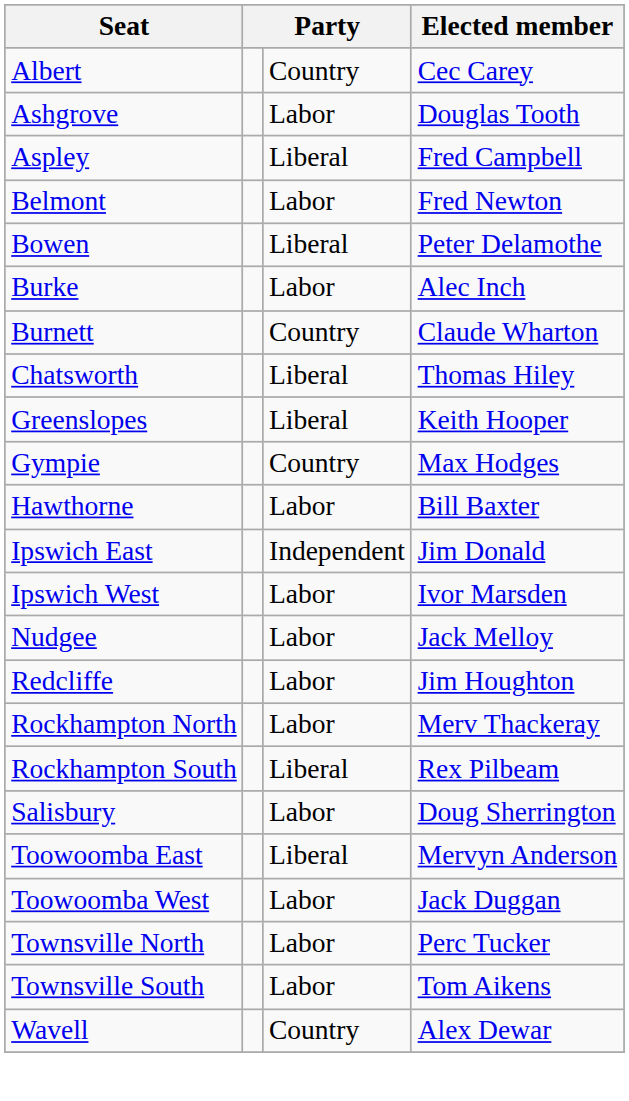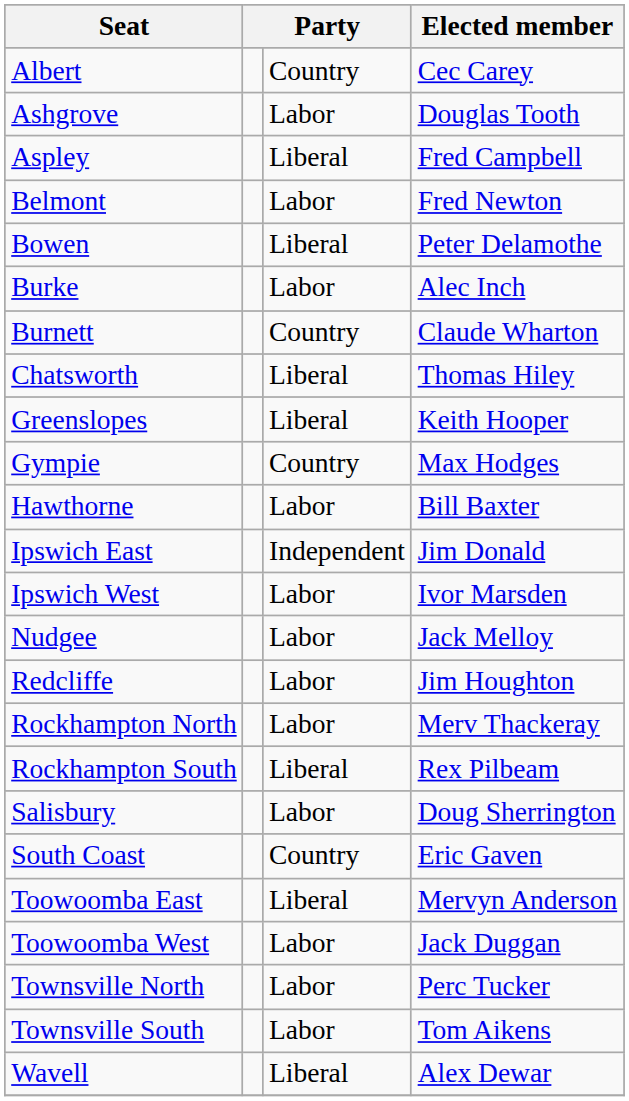+ row: (78, 855)
(314, 1030) Country -> (309, 1073) Liberal
